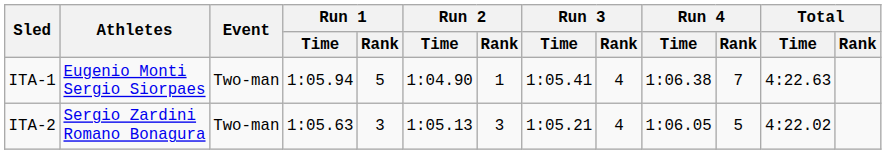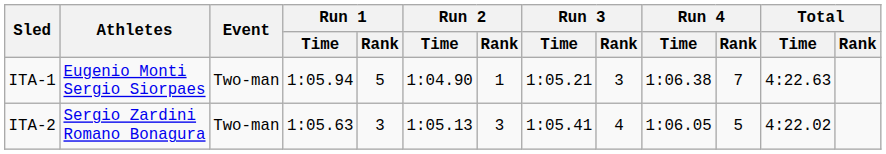(559, 80) 1:05.41 -> (559, 80) 1:05.21
(619, 80) 4 -> (619, 80) 3
(559, 126) 1:05.21 -> (559, 126) 1:05.41
